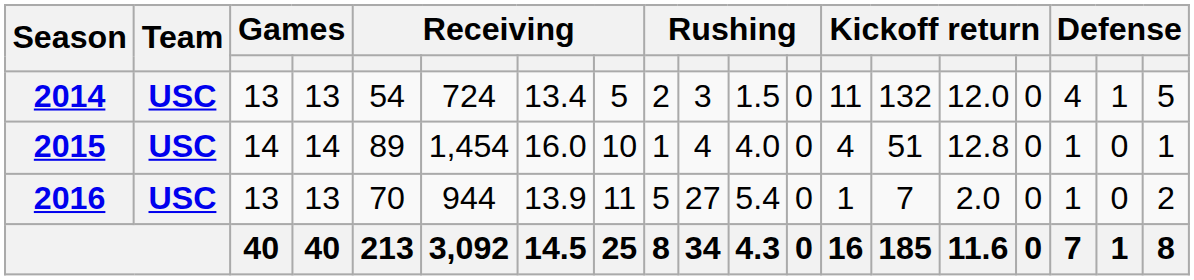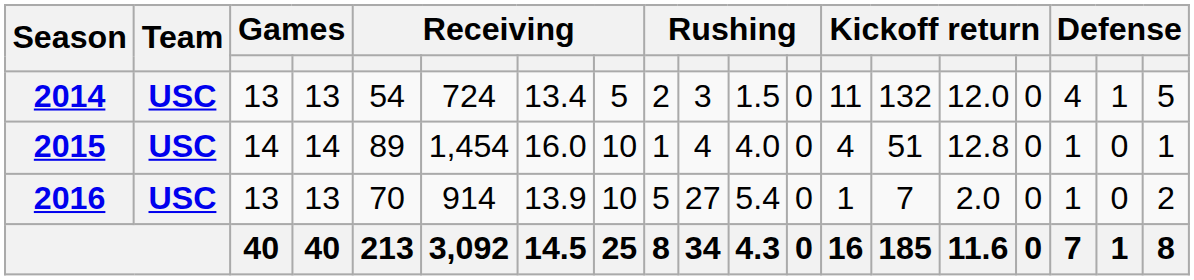(469, 197) 944 -> (469, 197) 914
(619, 197) 11 -> (619, 197) 10
